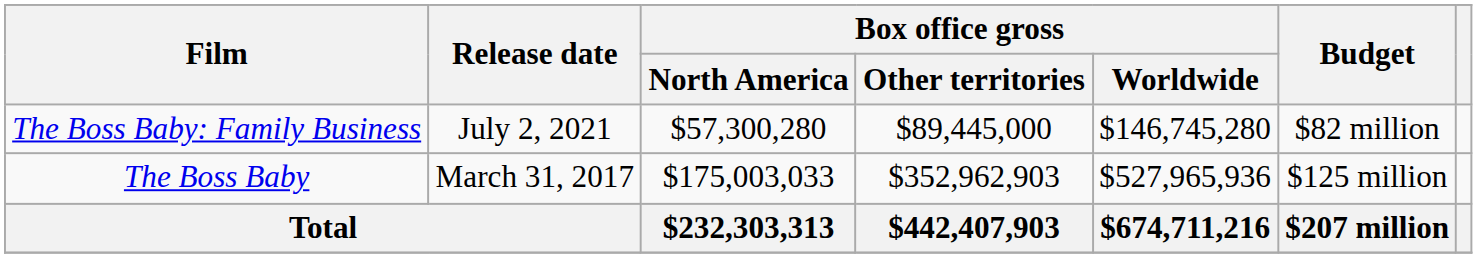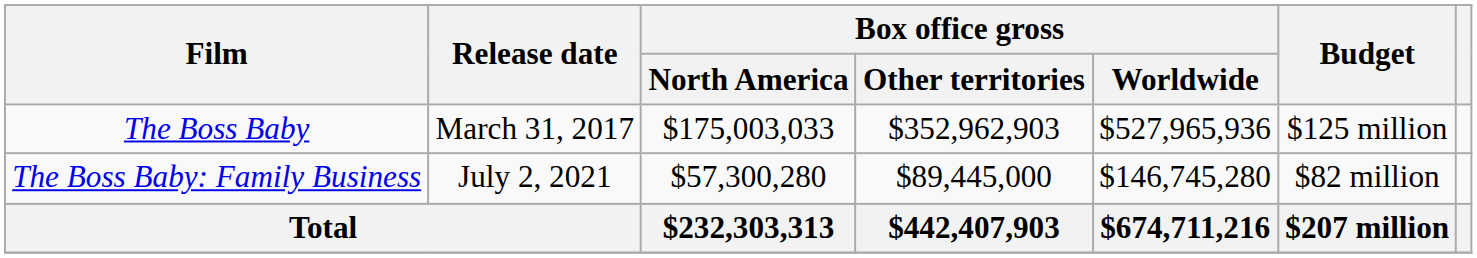rows swapped: (217, 177) <-> (217, 128)
